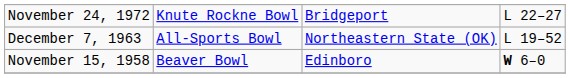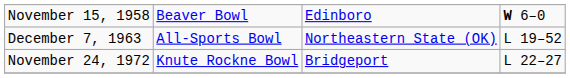rows swapped: (79, 61) <-> (79, 16)
